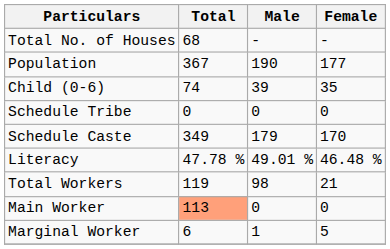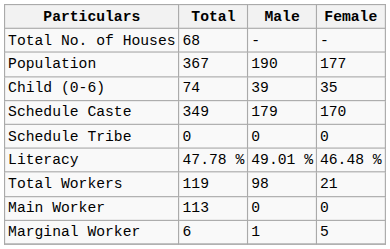rows swapped: (70, 136) <-> (70, 112)
(196, 208) lightsalmon background -> (196, 208) no background
